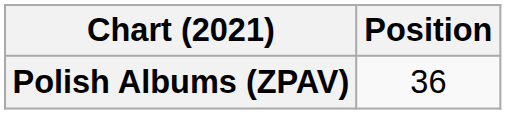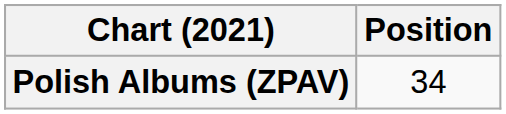(428, 81) 36 -> (428, 81) 34
